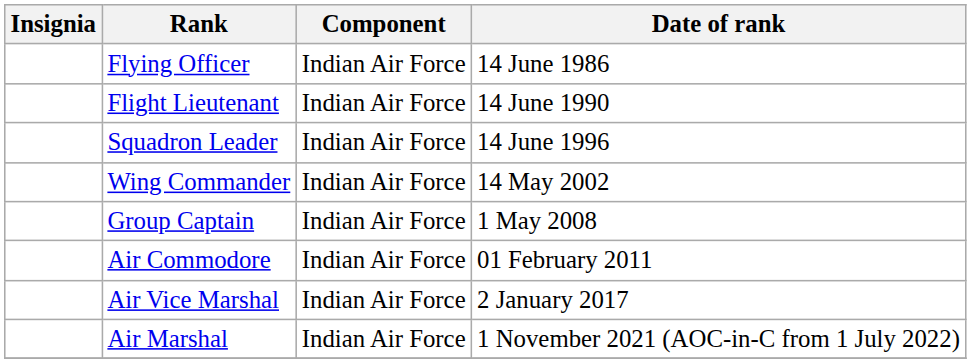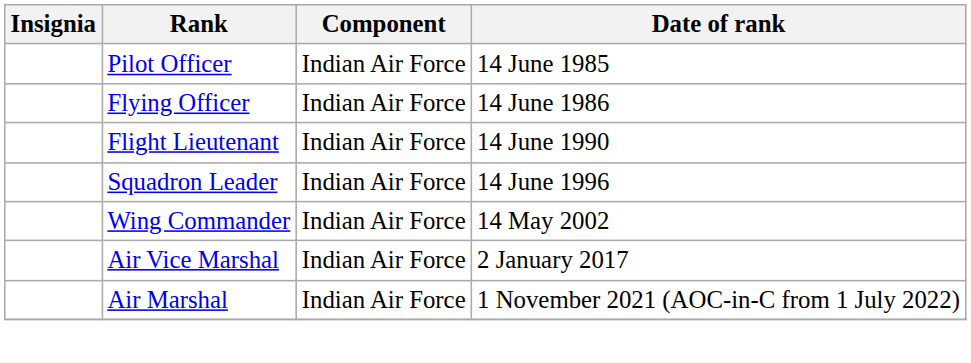+ row: (169, 63)
- row: (181, 220)
- row: (189, 260)
